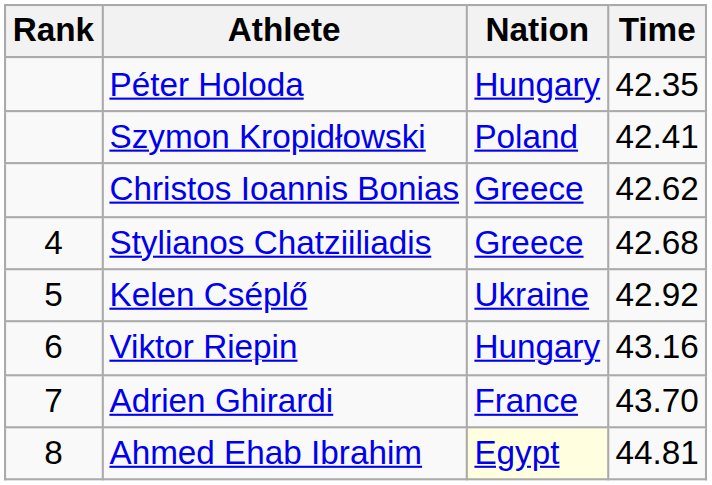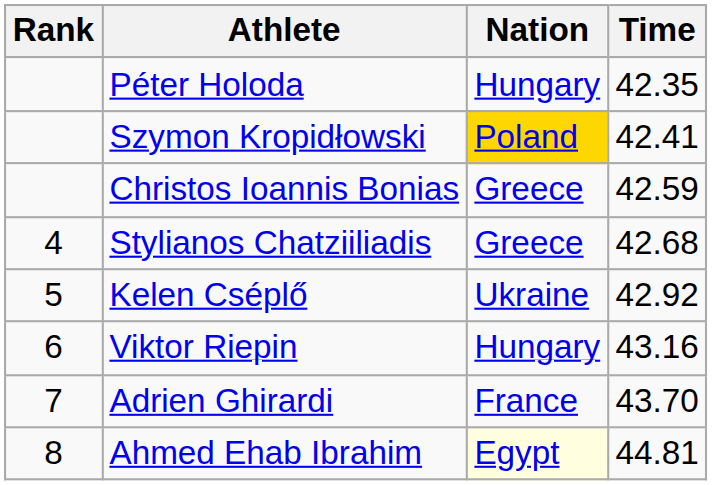(526, 136) no background -> (526, 136) gold background
(657, 189) 42.62 -> (657, 189) 42.59
